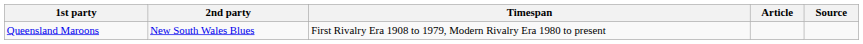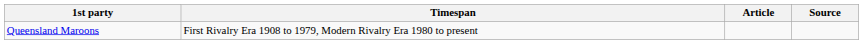- column: (228, 12)
